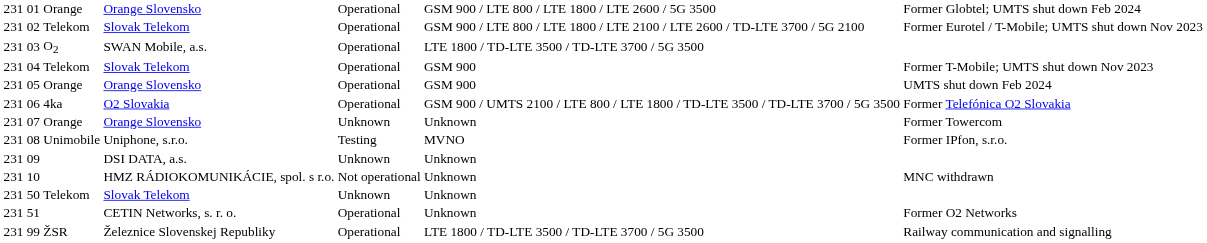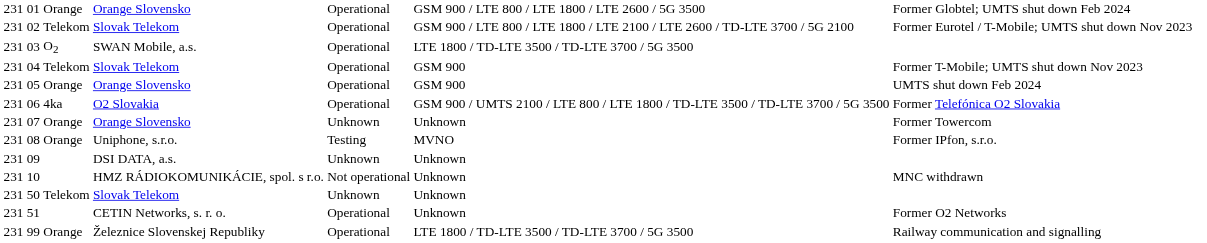(72, 140) Unimobile -> (63, 140) Orange
(56, 231) ŽSR -> (63, 231) Orange
